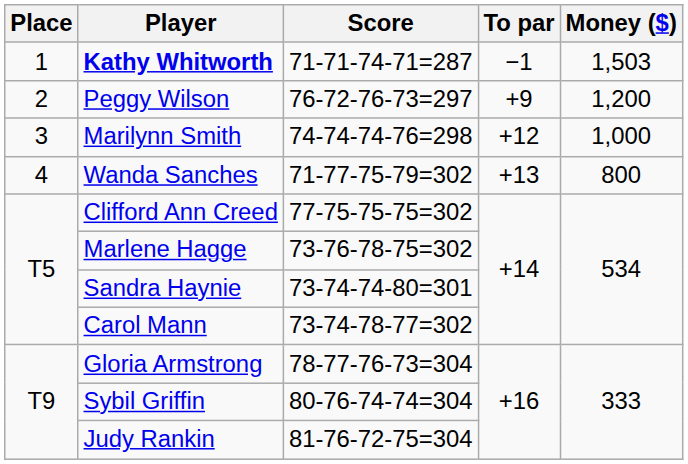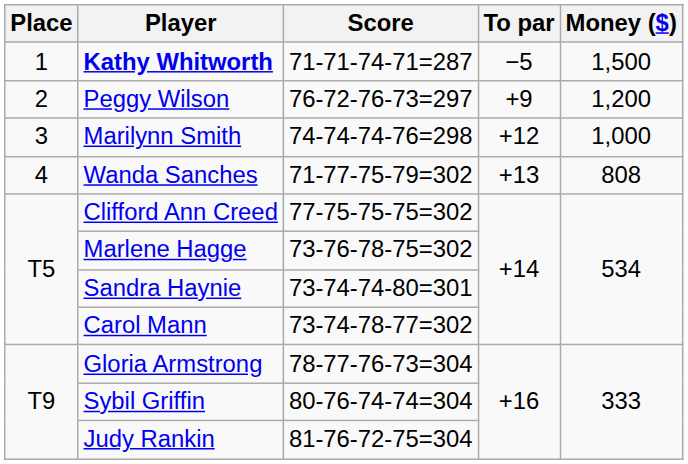(519, 61) −1 -> (519, 61) −5
(621, 61) 1,503 -> (621, 61) 1,500
(621, 174) 800 -> (621, 174) 808
